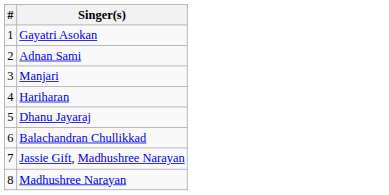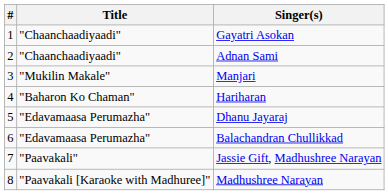+ column: (115, 14)
